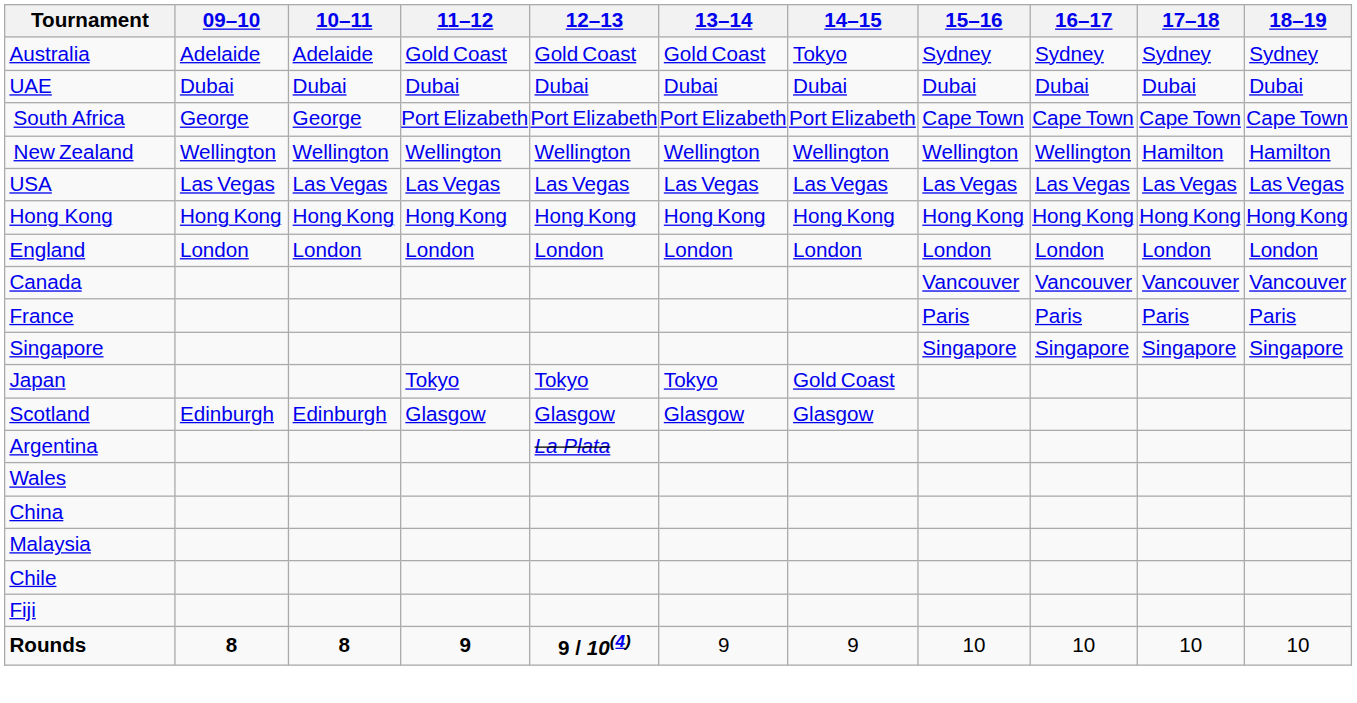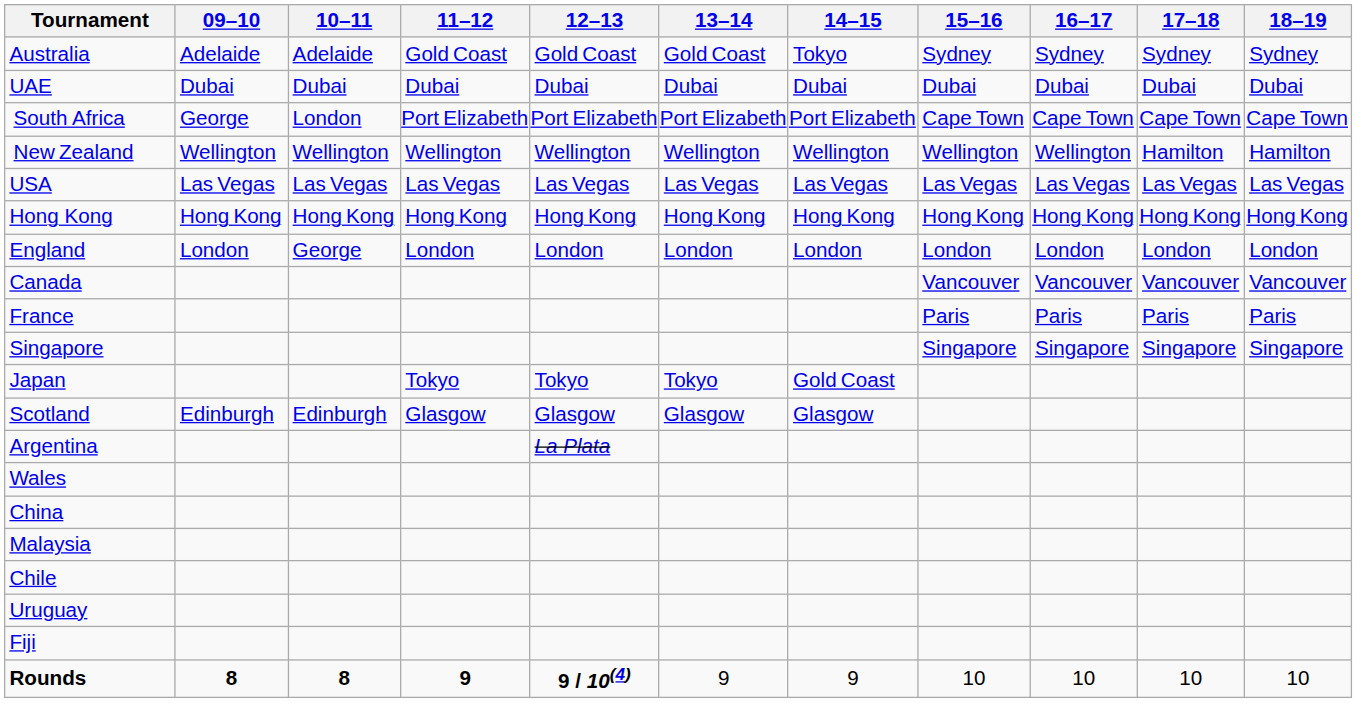(327, 119) George -> (327, 119) London
(327, 250) London -> (327, 250) George
+ row: (48, 610)
